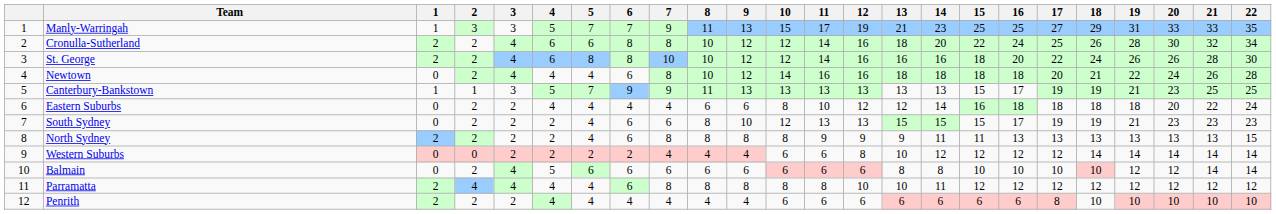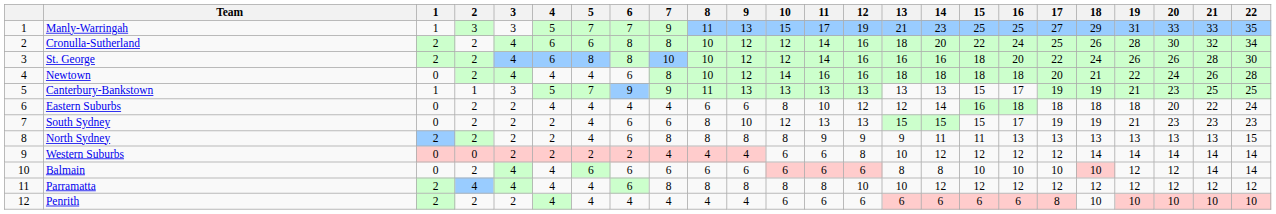(552, 170) 5 -> (552, 170) 4
(940, 186) 11 -> (940, 186) 12
